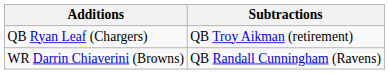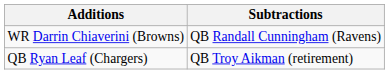rows swapped: (96, 58) <-> (78, 36)
